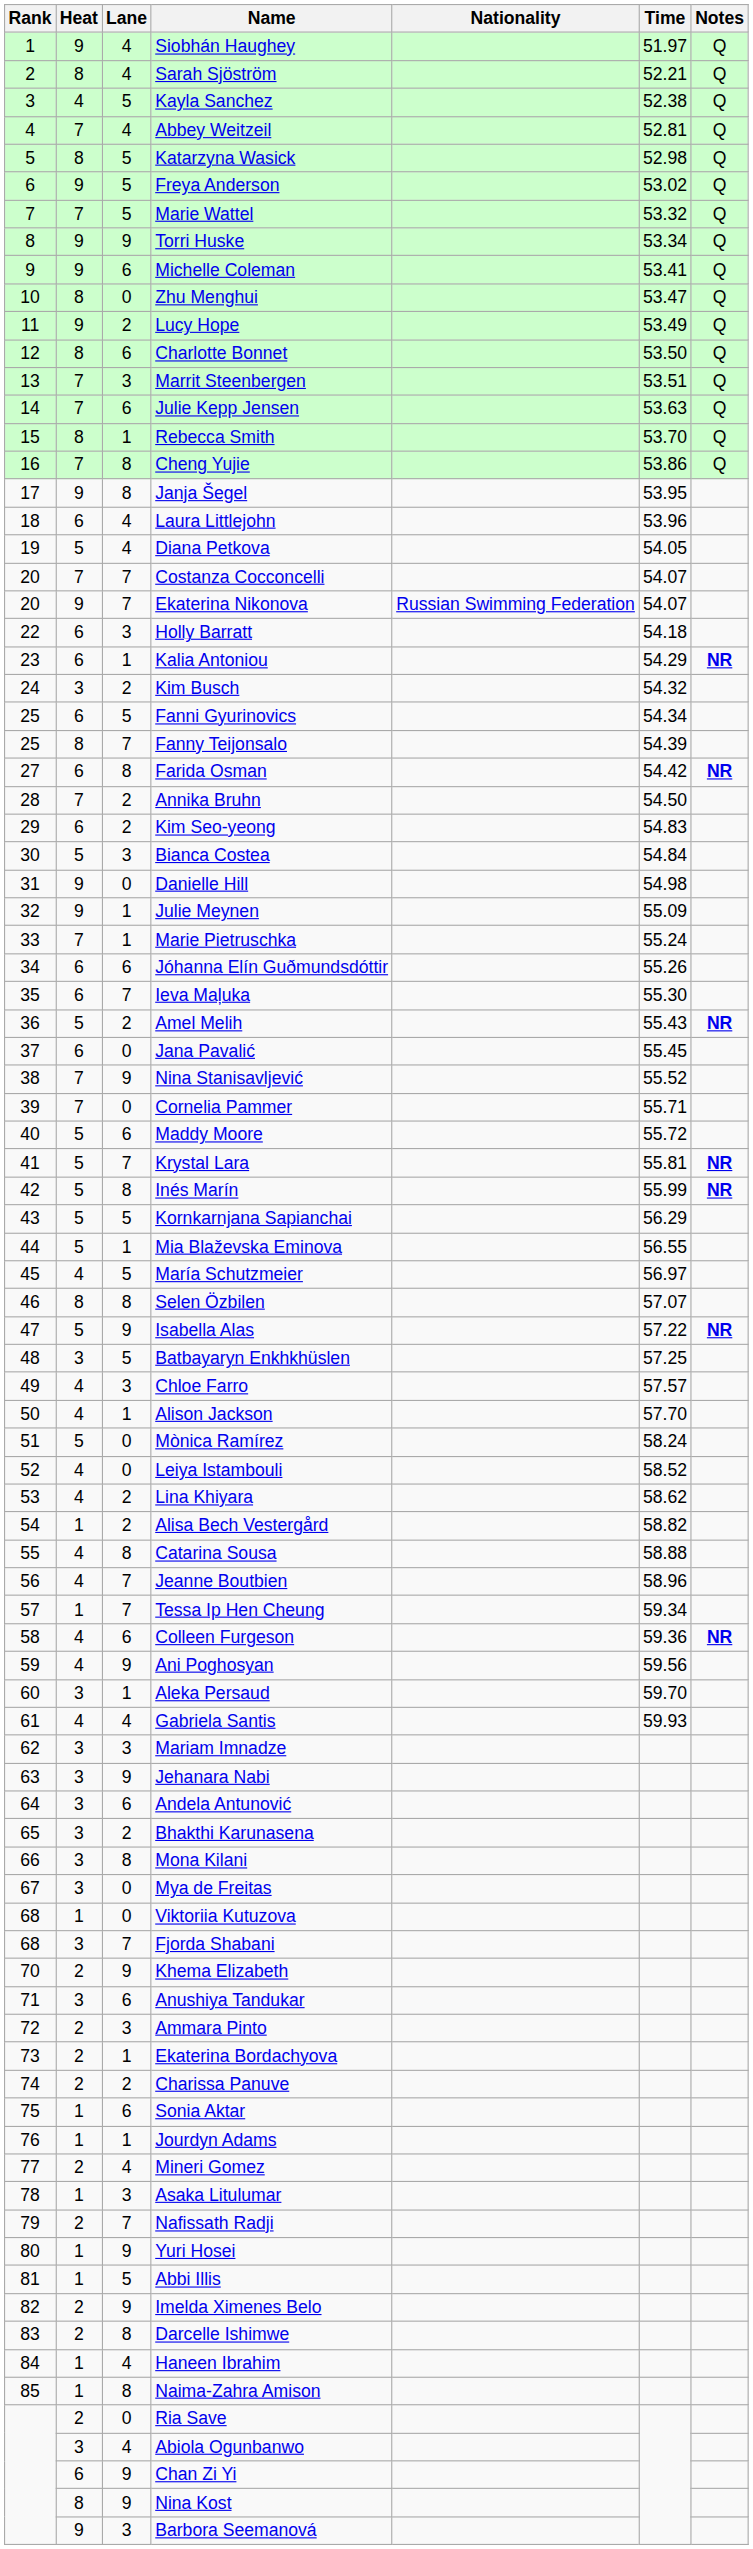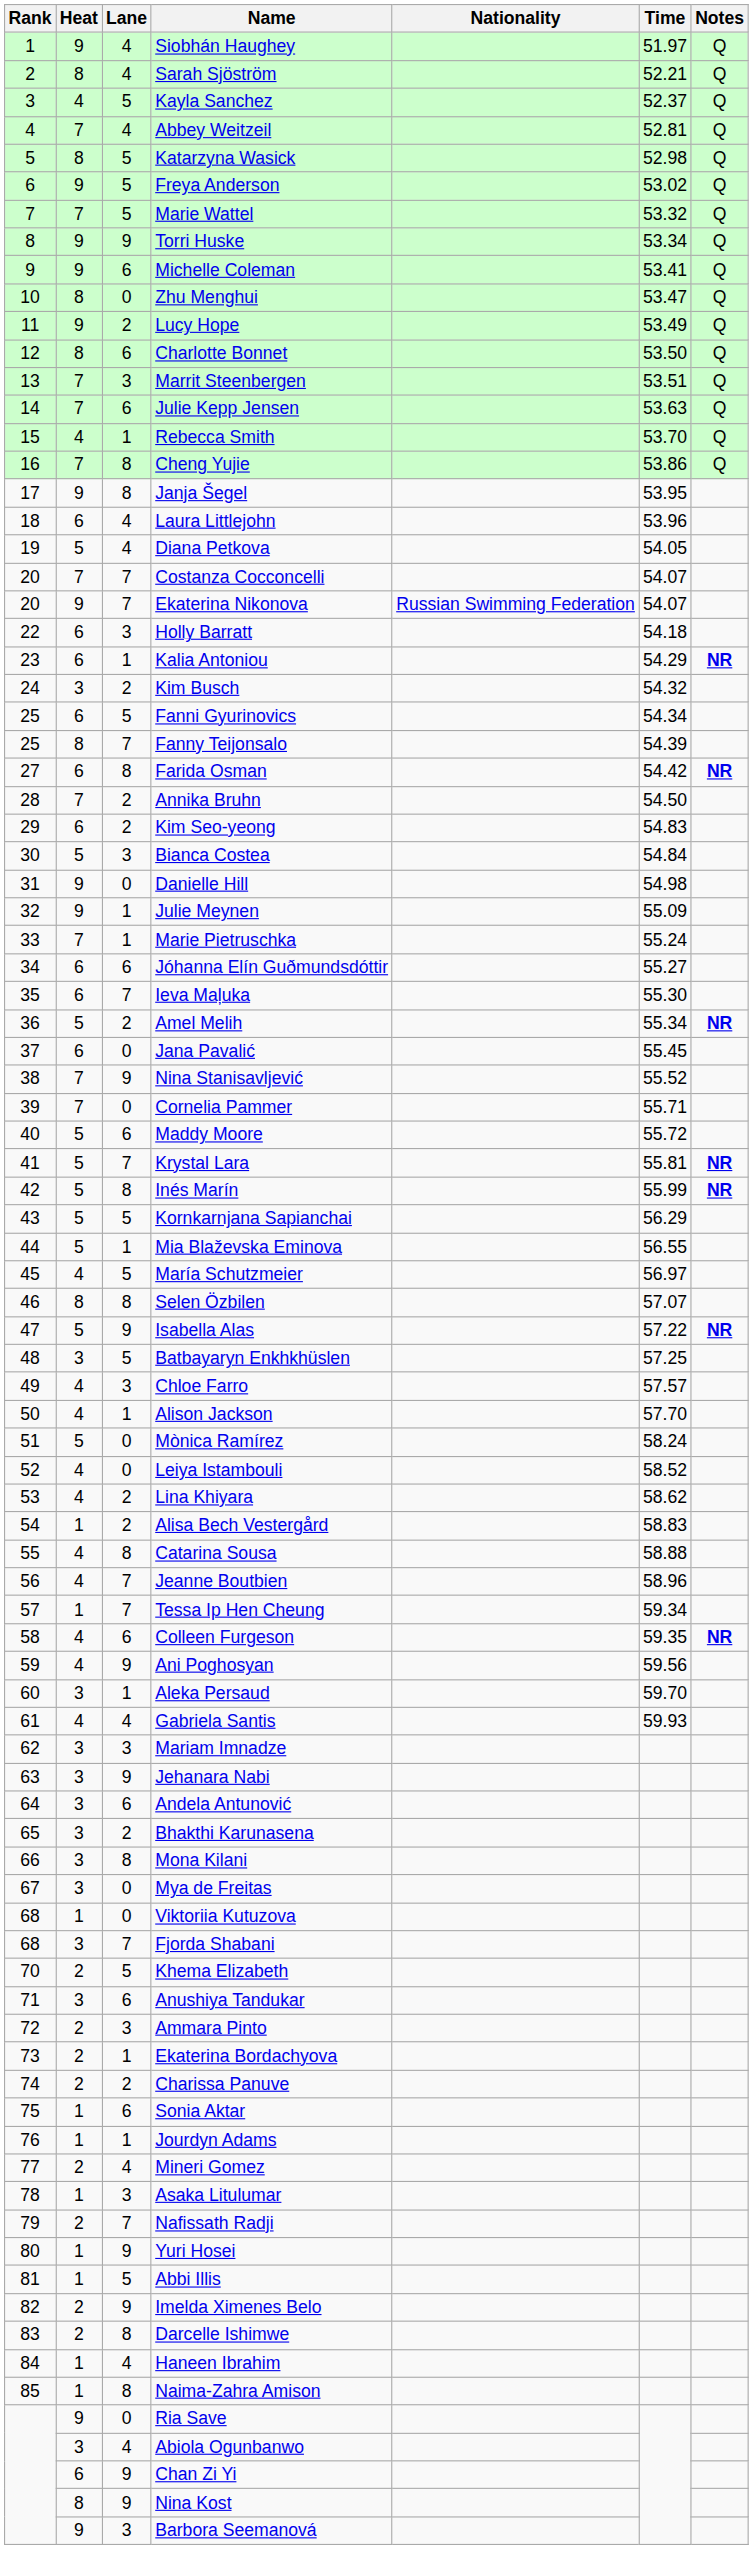(665, 102) 52.38 -> (665, 102) 52.37
(79, 437) 8 -> (79, 437) 4
(665, 967) 55.26 -> (665, 967) 55.27
(665, 1023) 55.43 -> (665, 1023) 55.34
(665, 1525) 58.82 -> (665, 1525) 58.83
(665, 1637) 59.36 -> (665, 1637) 59.35
(127, 1972) 9 -> (127, 1972) 5
(79, 2418) 2 -> (79, 2418) 9
